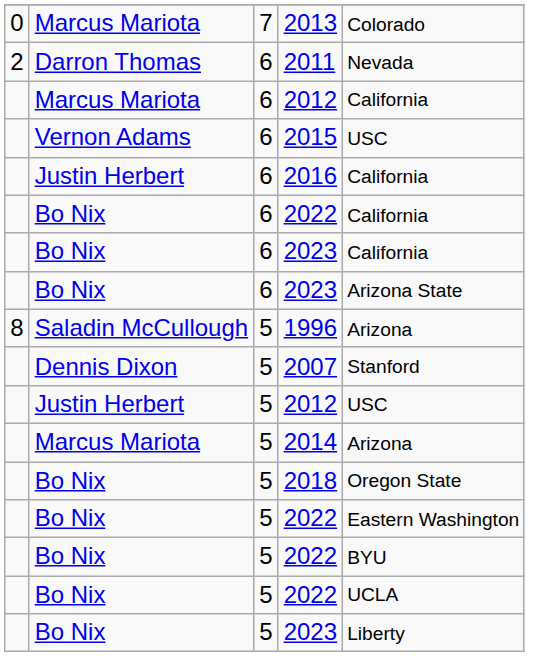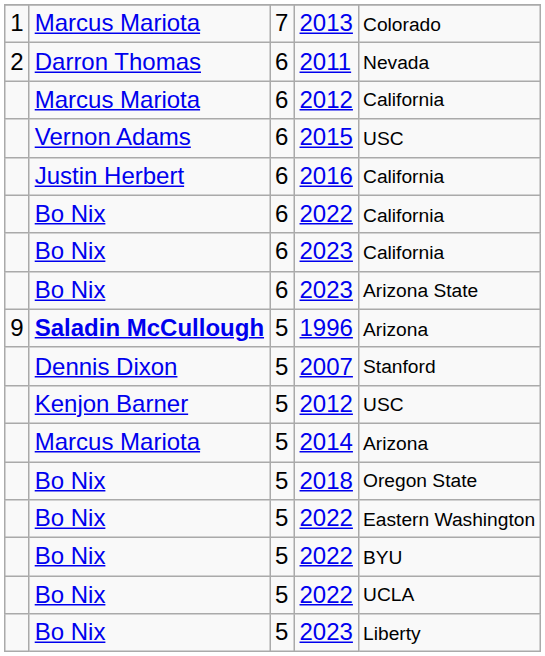(17, 23) 0 -> (17, 23) 1
(17, 328) 8 -> (17, 328) 9
(141, 328) normal -> (149, 328) bold
(109, 404) Justin Herbert -> (111, 404) Kenjon Barner
